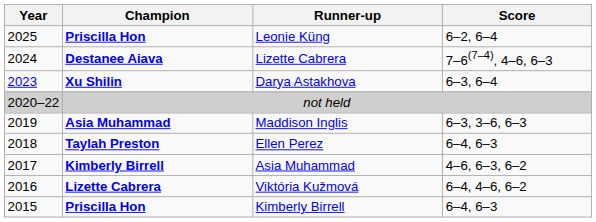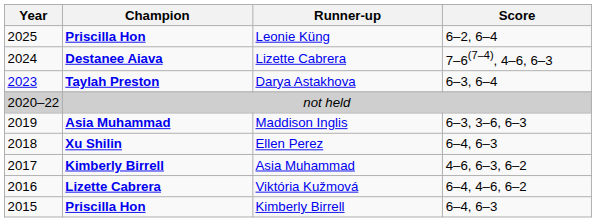(94, 82) Xu Shilin -> (112, 82) Taylah Preston
(112, 144) Taylah Preston -> (94, 144) Xu Shilin
